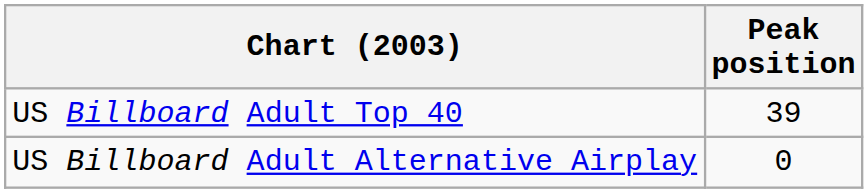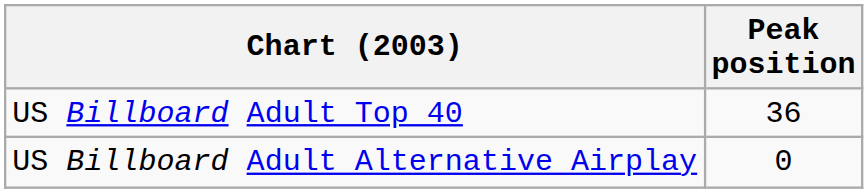(784, 113) 39 -> (784, 113) 36
